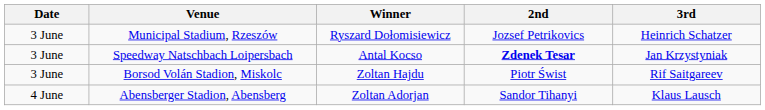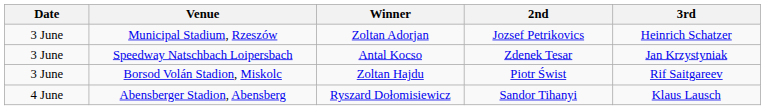(390, 34) Ryszard Dołomisiewicz -> (390, 34) Zoltan Adorjan
(538, 54) bold -> (538, 54) normal
(390, 94) Zoltan Adorjan -> (390, 94) Ryszard Dołomisiewicz
